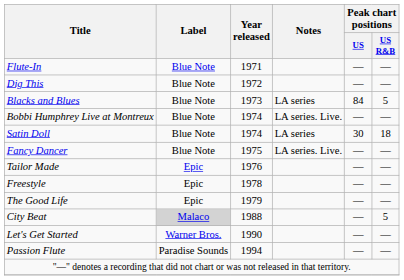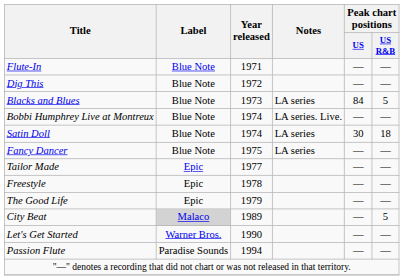(308, 150) LA series. Live. -> (295, 150) LA series
(251, 167) 1976 -> (251, 167) 1977
(251, 217) 1988 -> (251, 217) 1989
